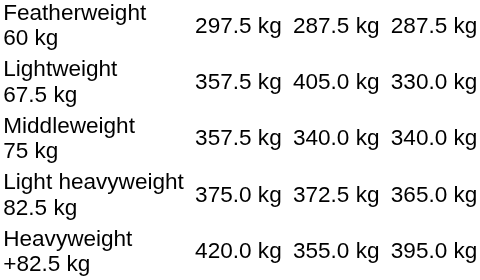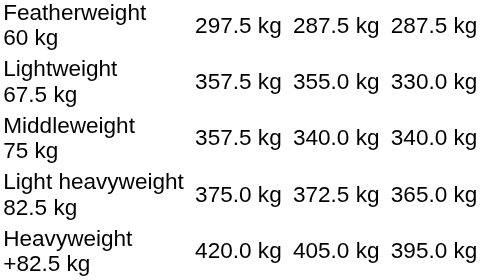(336, 81) 405.0 kg -> (336, 81) 355.0 kg
(336, 251) 355.0 kg -> (336, 251) 405.0 kg
